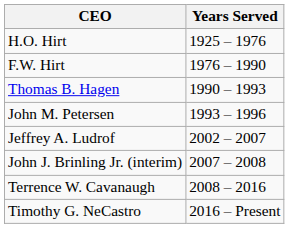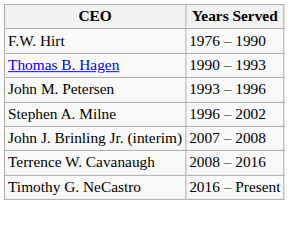- row: (37, 41)
+ row: (62, 114)
- row: (61, 138)
